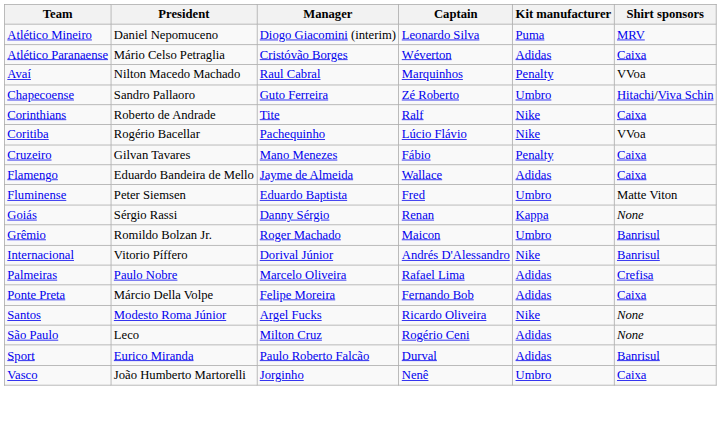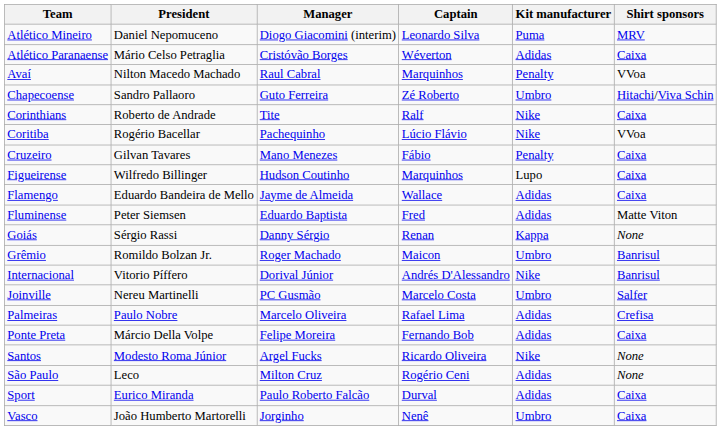+ row: (37, 174)
(533, 194) Umbro -> (533, 214) Adidas
+ row: (29, 295)
(638, 355) Banrisul -> (632, 395) Caixa
